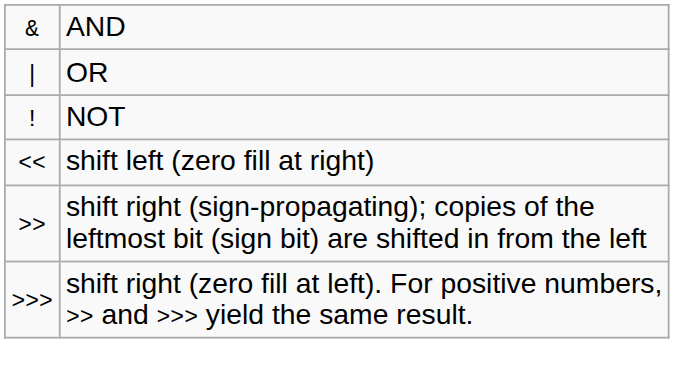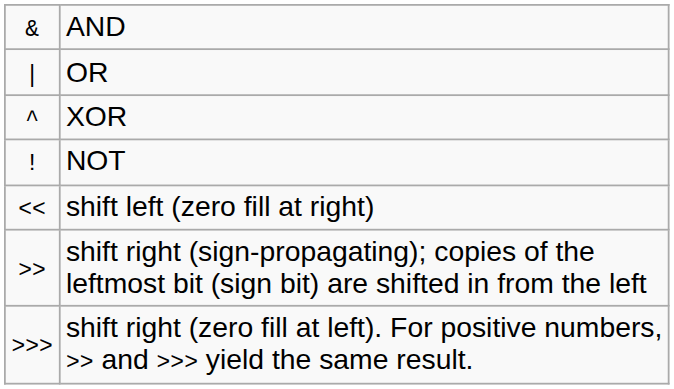+ row: (97, 116)
